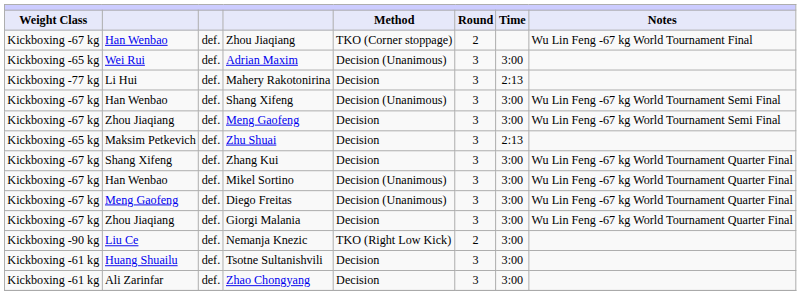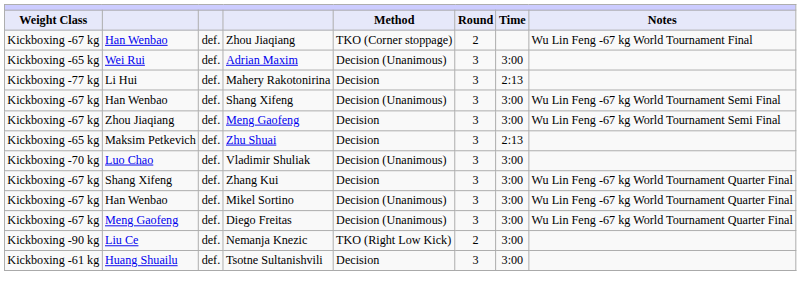+ row: (268, 160)
- row: (263, 220)
- row: (268, 280)
